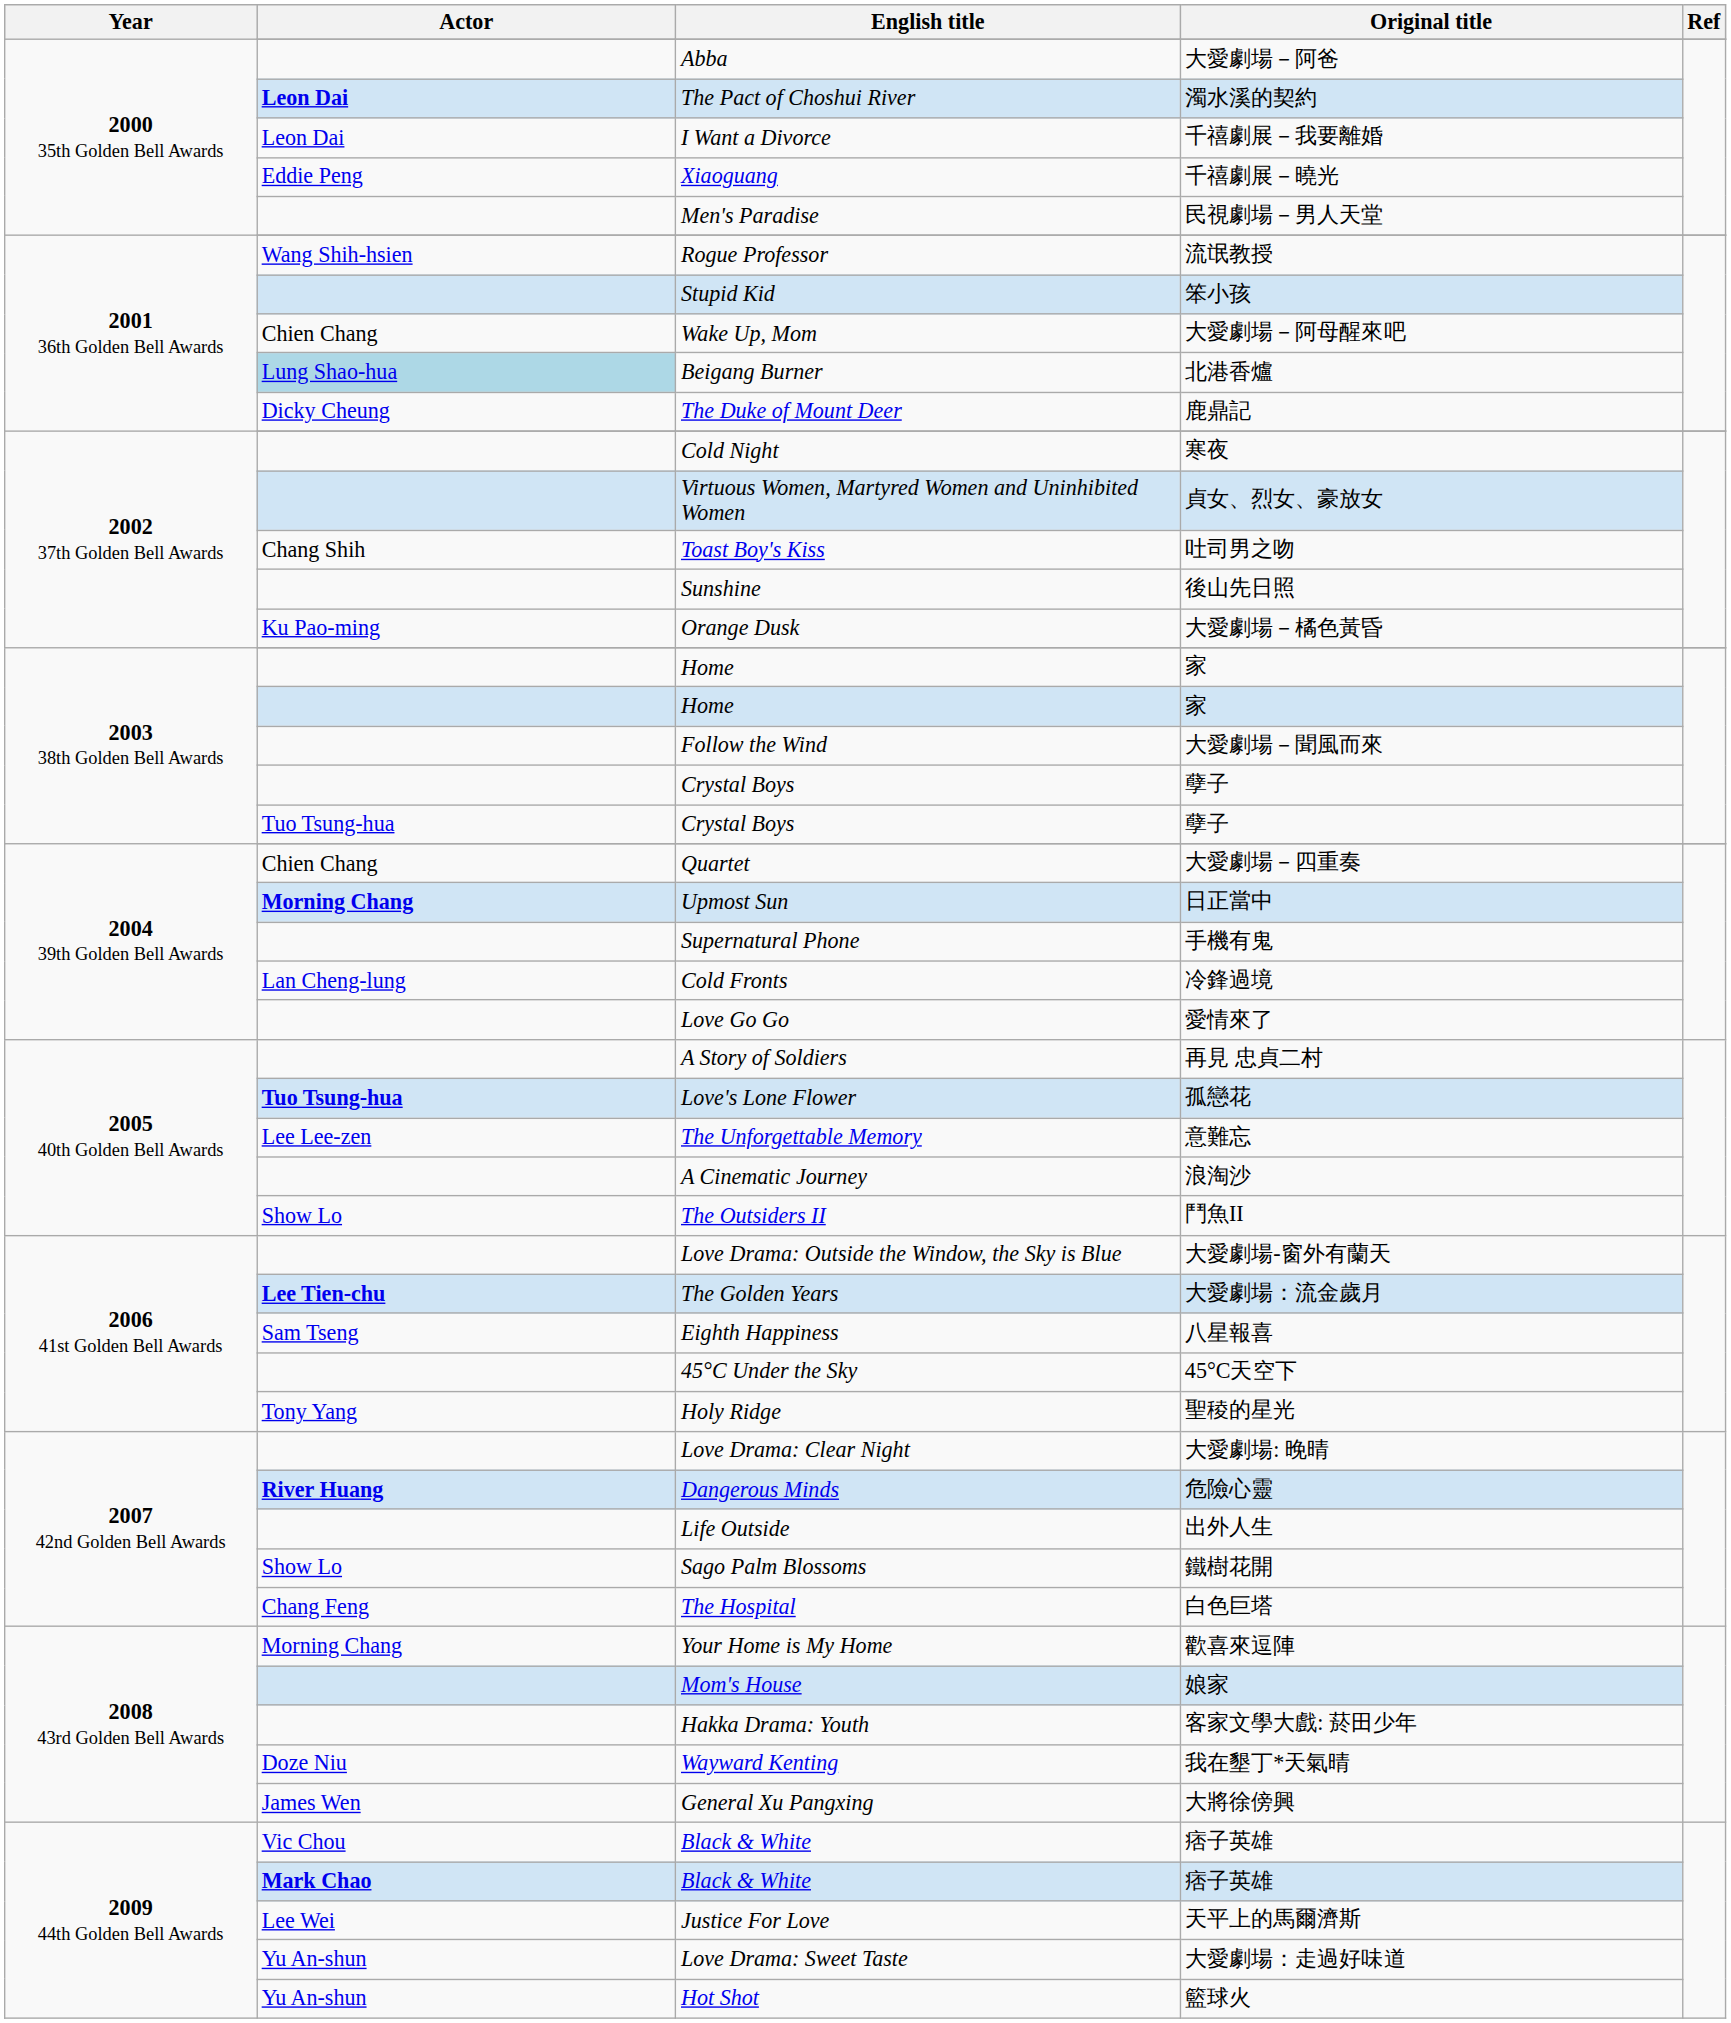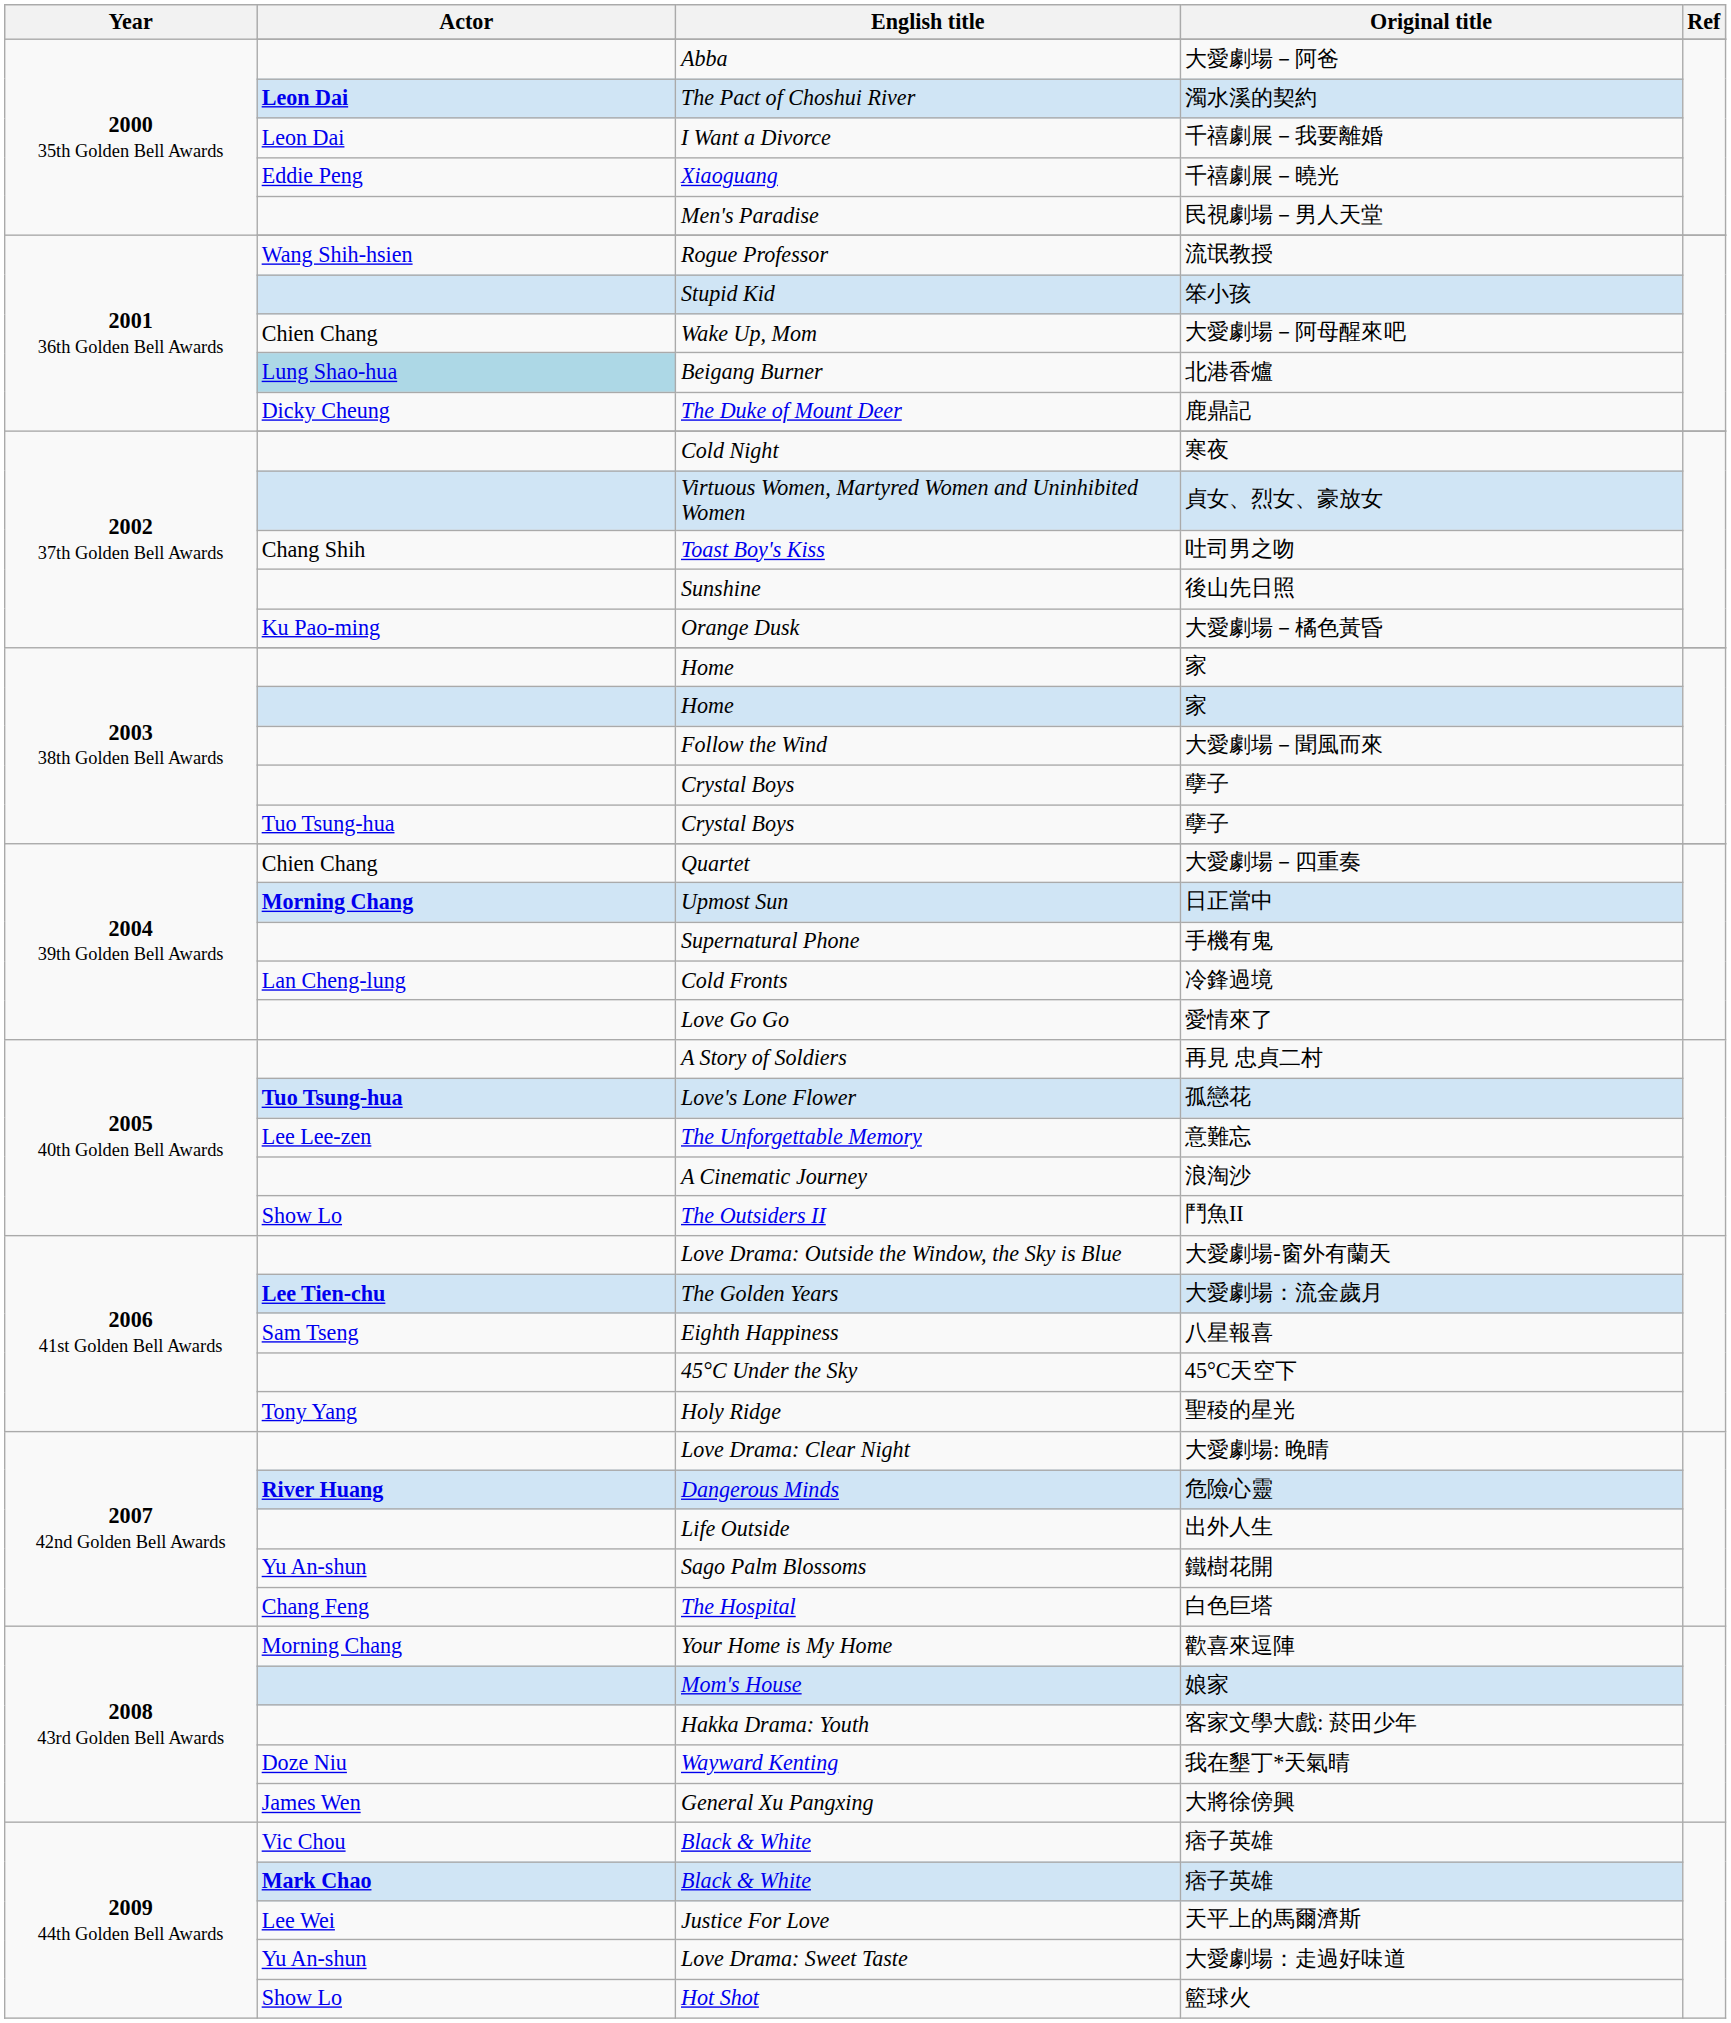(302, 1567) Show Lo -> (314, 1567) Yu An-shun
(314, 1998) Yu An-shun -> (302, 1998) Show Lo
